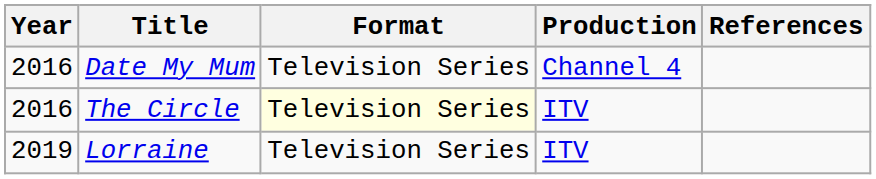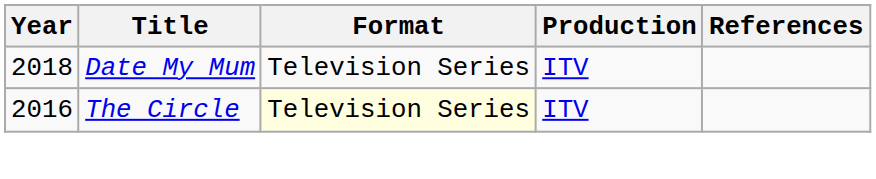(42, 68) 2016 -> (42, 68) 2018
(612, 68) Channel 4 -> (565, 68) ITV
- row: (147, 152)
